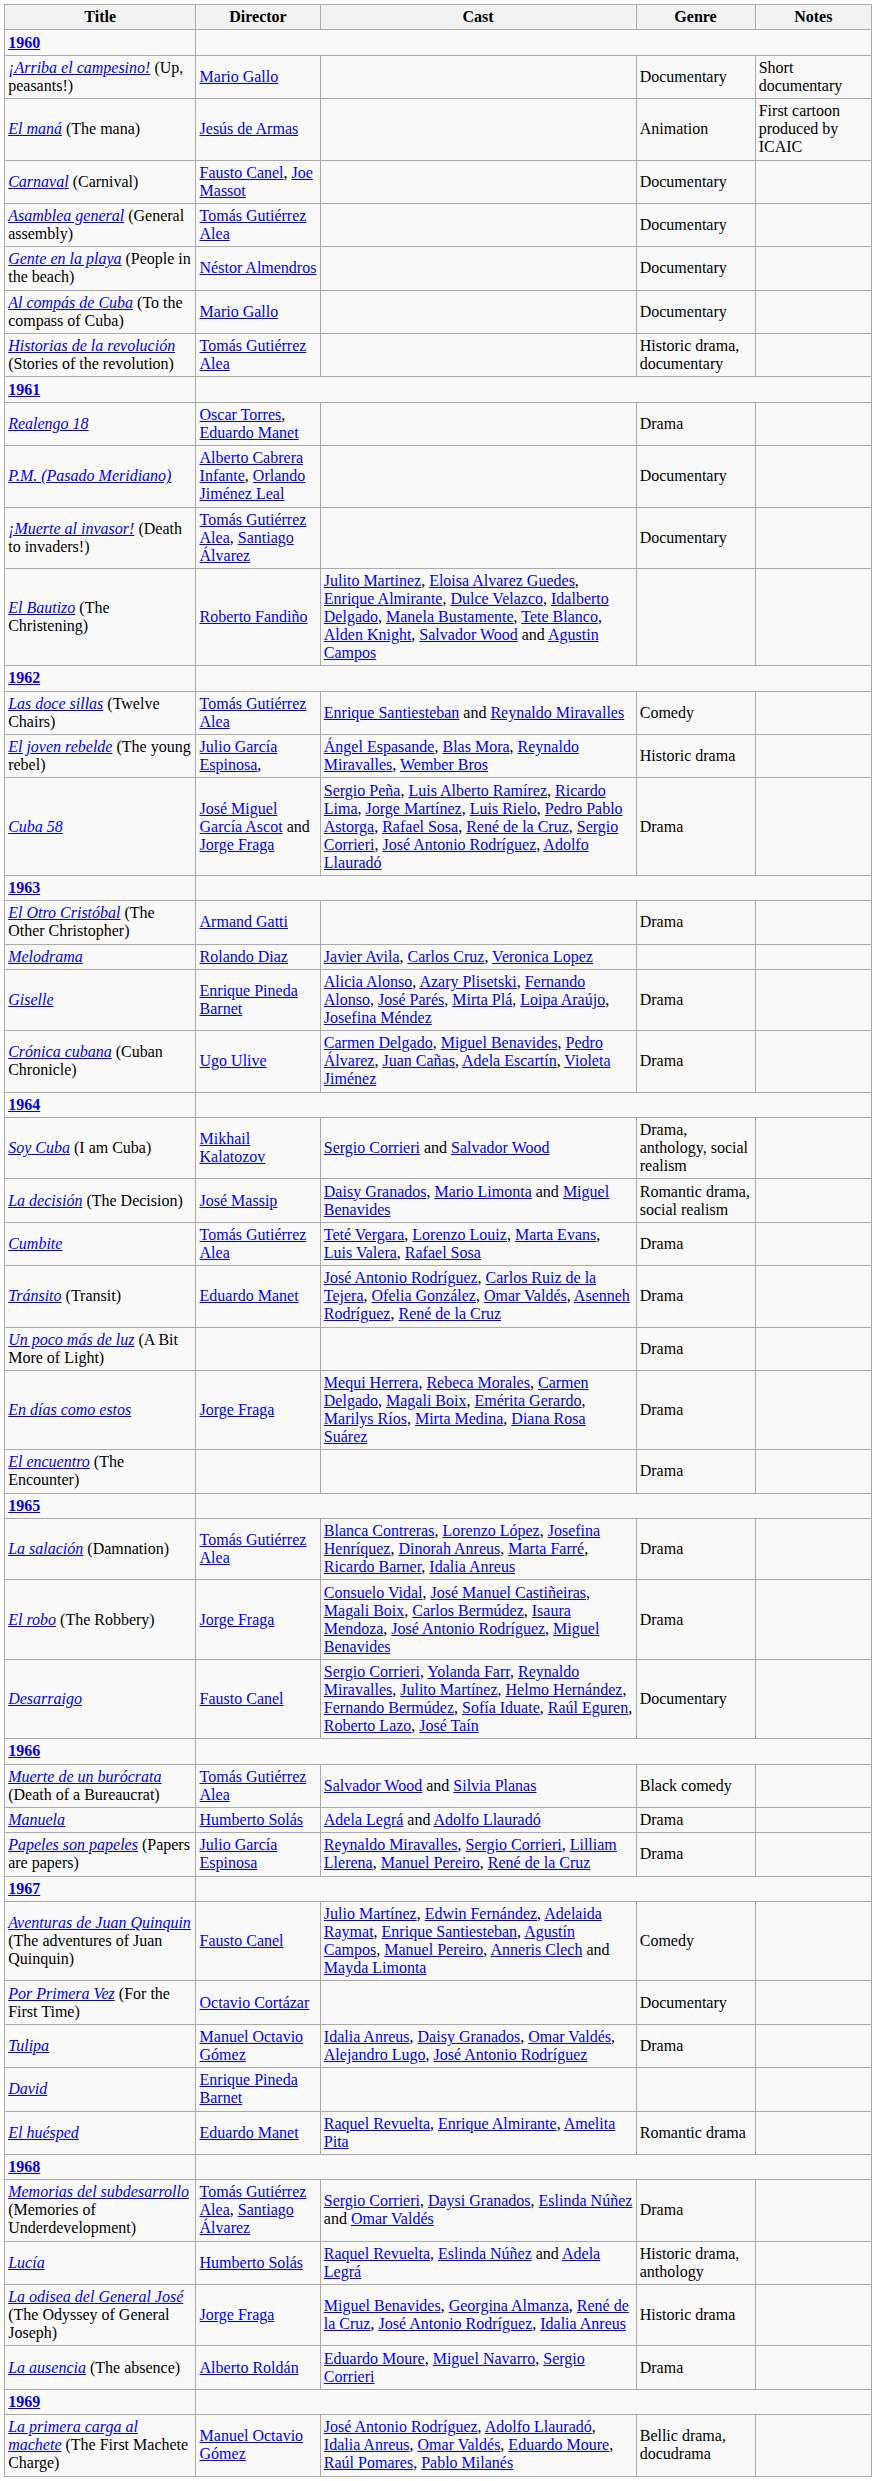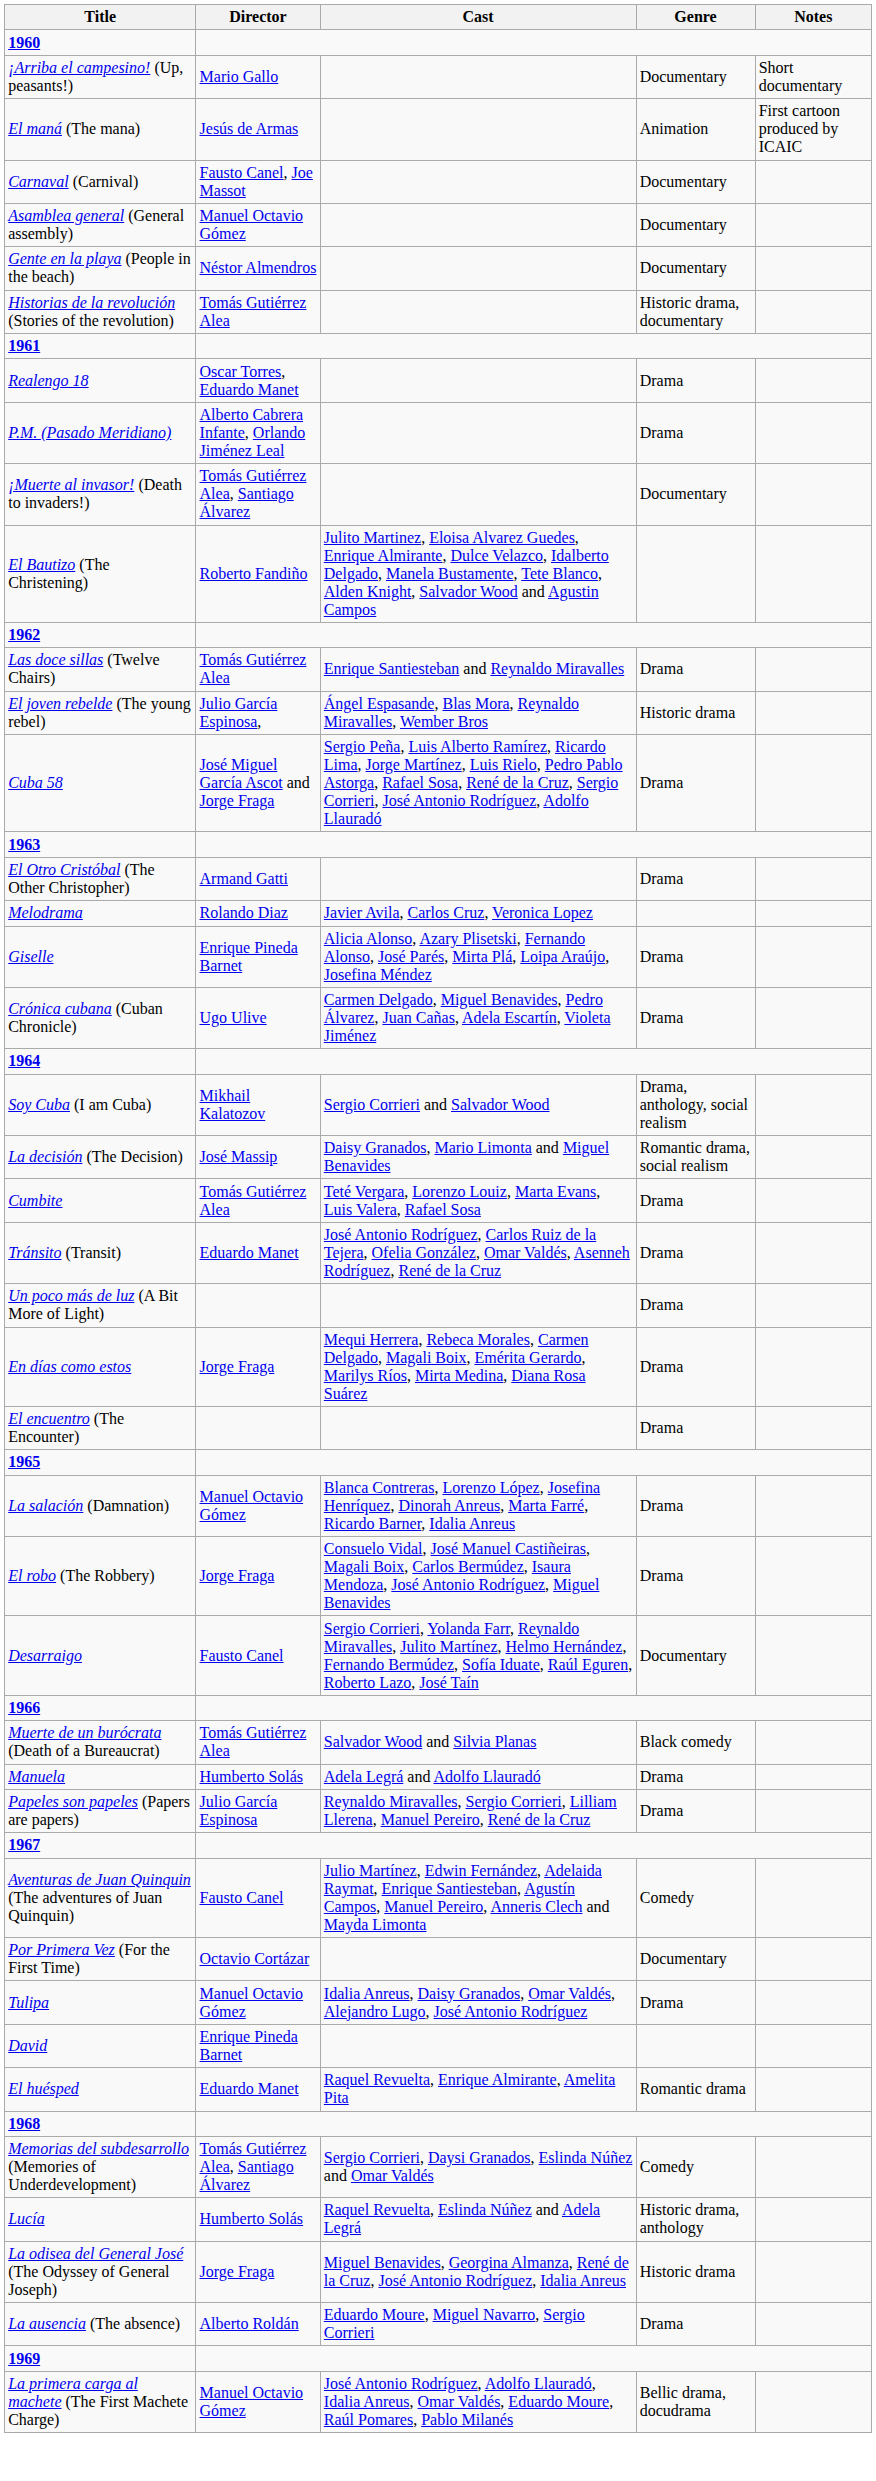(253, 225) Tomás Gutiérrez Alea -> (251, 225) Manuel Octavio Gómez
- row: (95, 311)
(683, 476) Documentary -> (661, 432) Drama
(667, 712) Comedy -> (661, 669) Drama
(253, 1549) Tomás Gutiérrez Alea -> (251, 1505) Manuel Octavio Gómez
(661, 2210) Drama -> (667, 2167) Comedy
